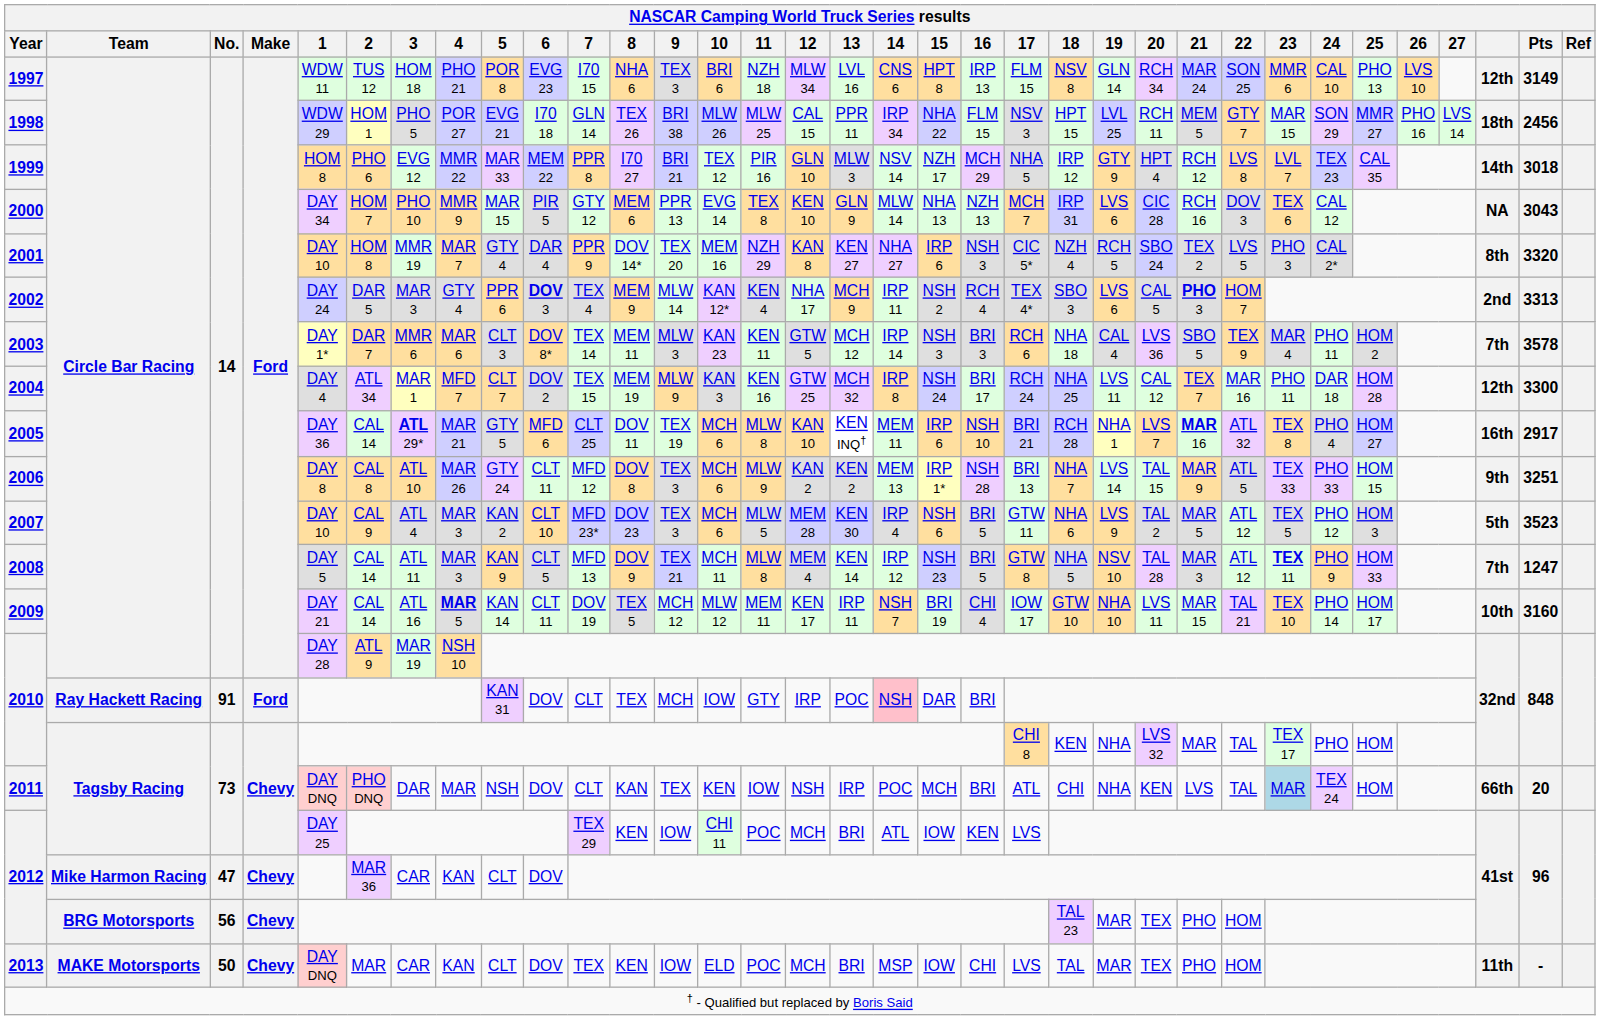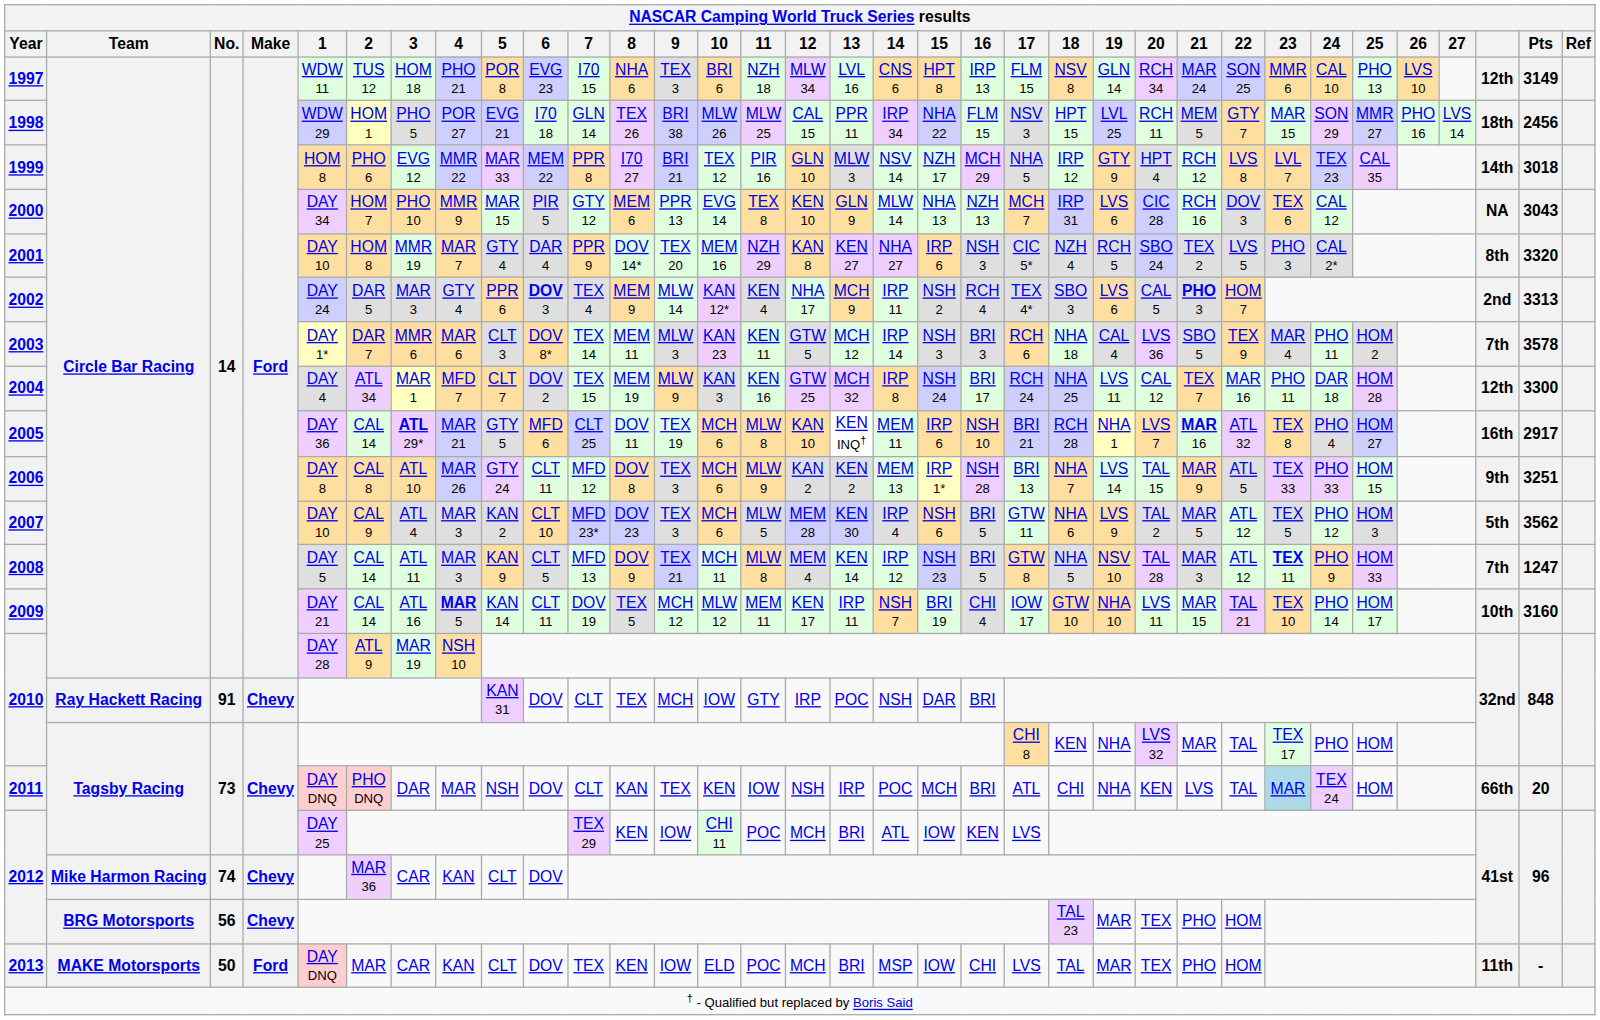(1541, 523) 3523 -> (1541, 523) 3562
(271, 700) Ford -> (271, 700) Chevy
(895, 700) pink background -> (895, 700) no background
(227, 877) 47 -> (227, 877) 74
(271, 965) Chevy -> (271, 965) Ford
